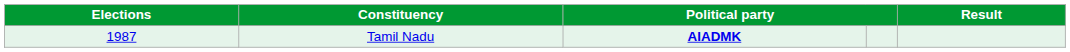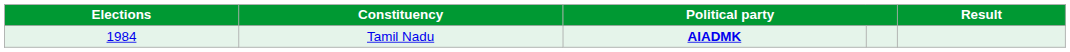(121, 36) 1987 -> (121, 36) 1984
